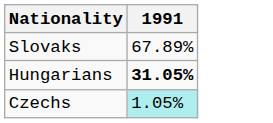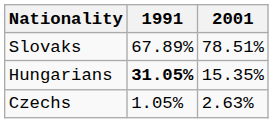+ column: (233, 19)
(157, 103) paleturquoise background -> (157, 103) no background
